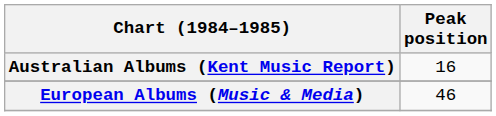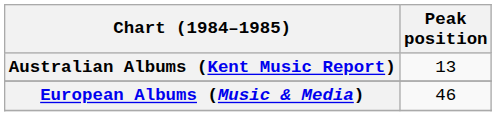(446, 67) 16 -> (446, 67) 13
